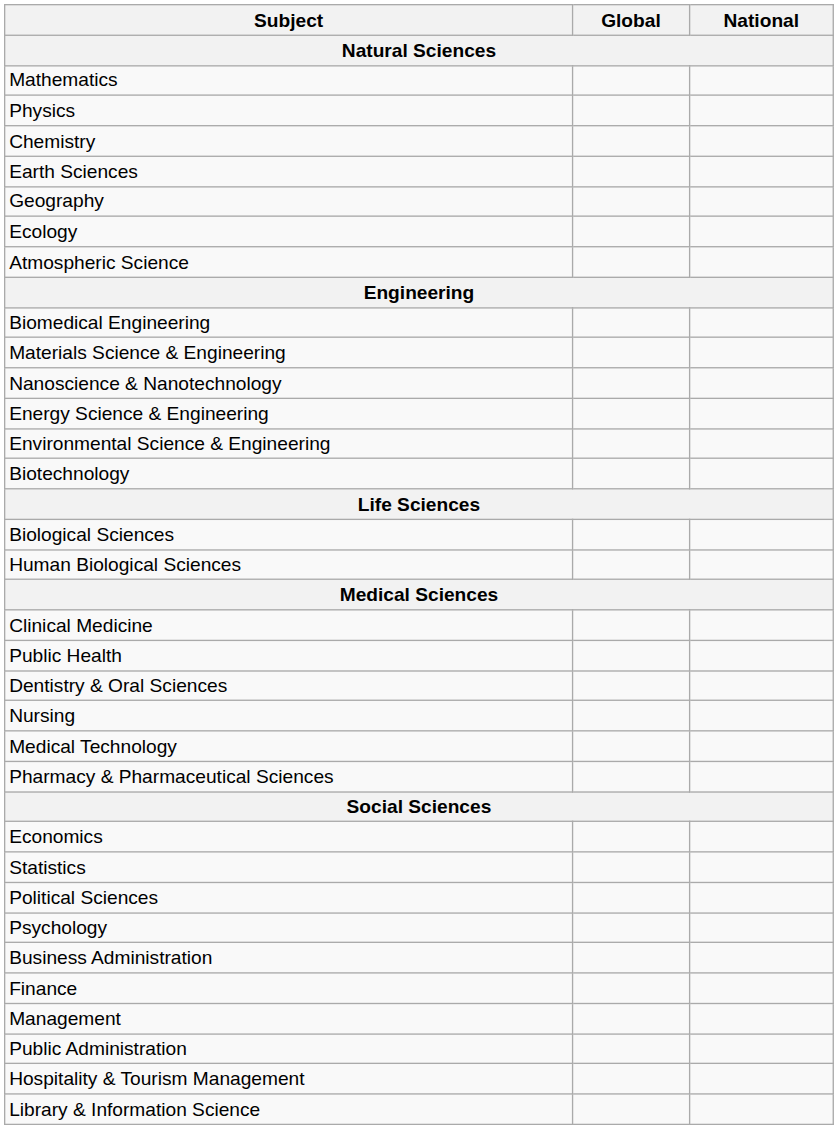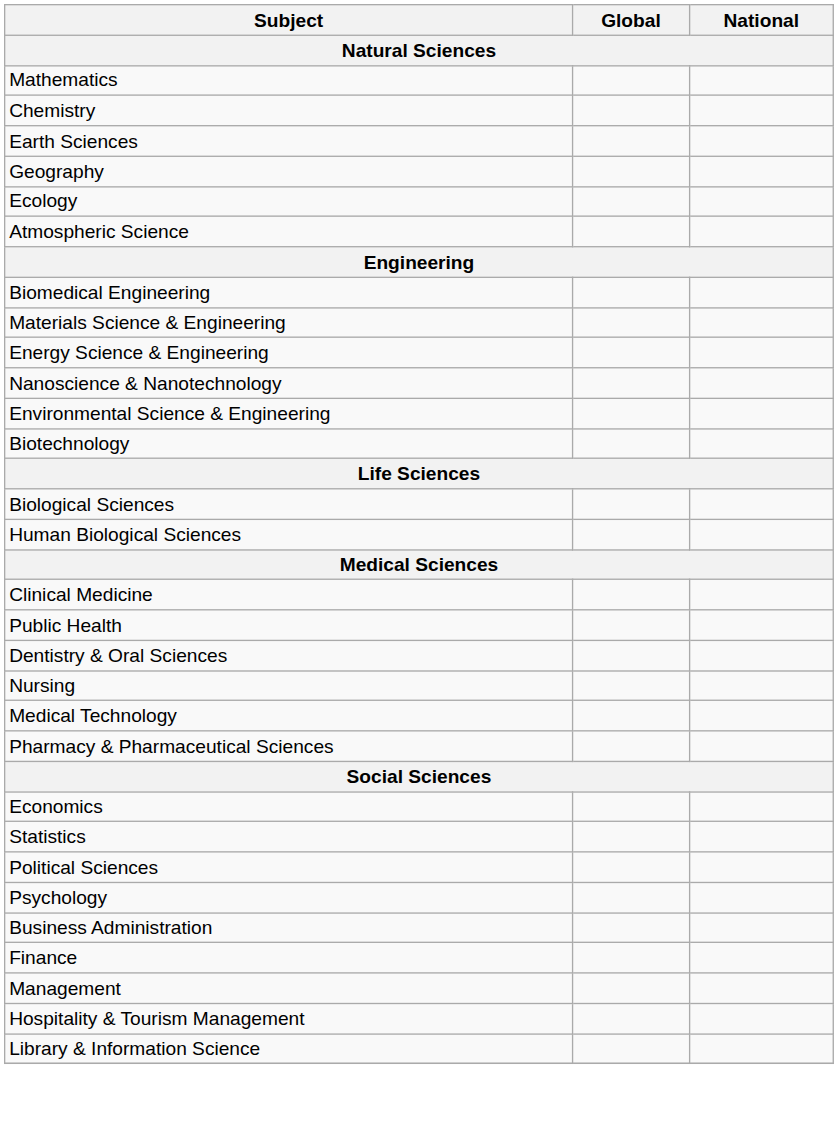- row: (42, 111)
rows swapped: (145, 383) <-> (139, 414)
- row: (98, 1049)
